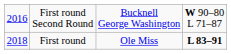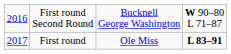(17, 40) 2018 -> (17, 40) 2017
